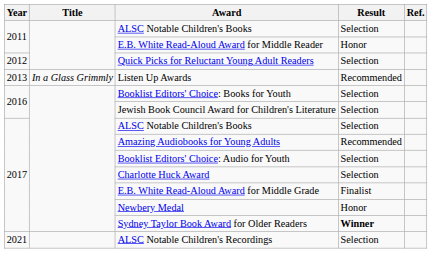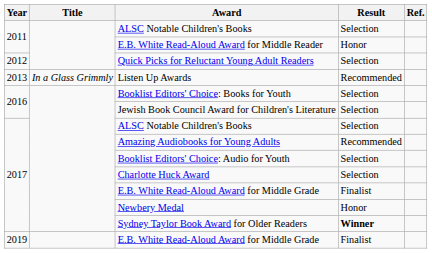+ row: (17, 239)
- row: (17, 239)
